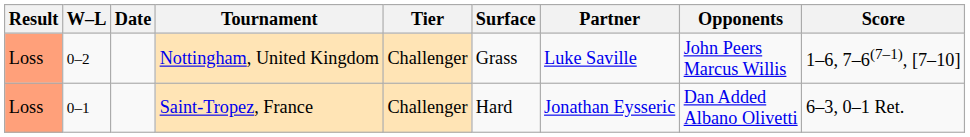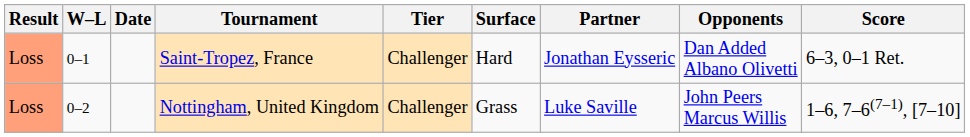rows swapped: (236, 107) <-> (269, 58)
